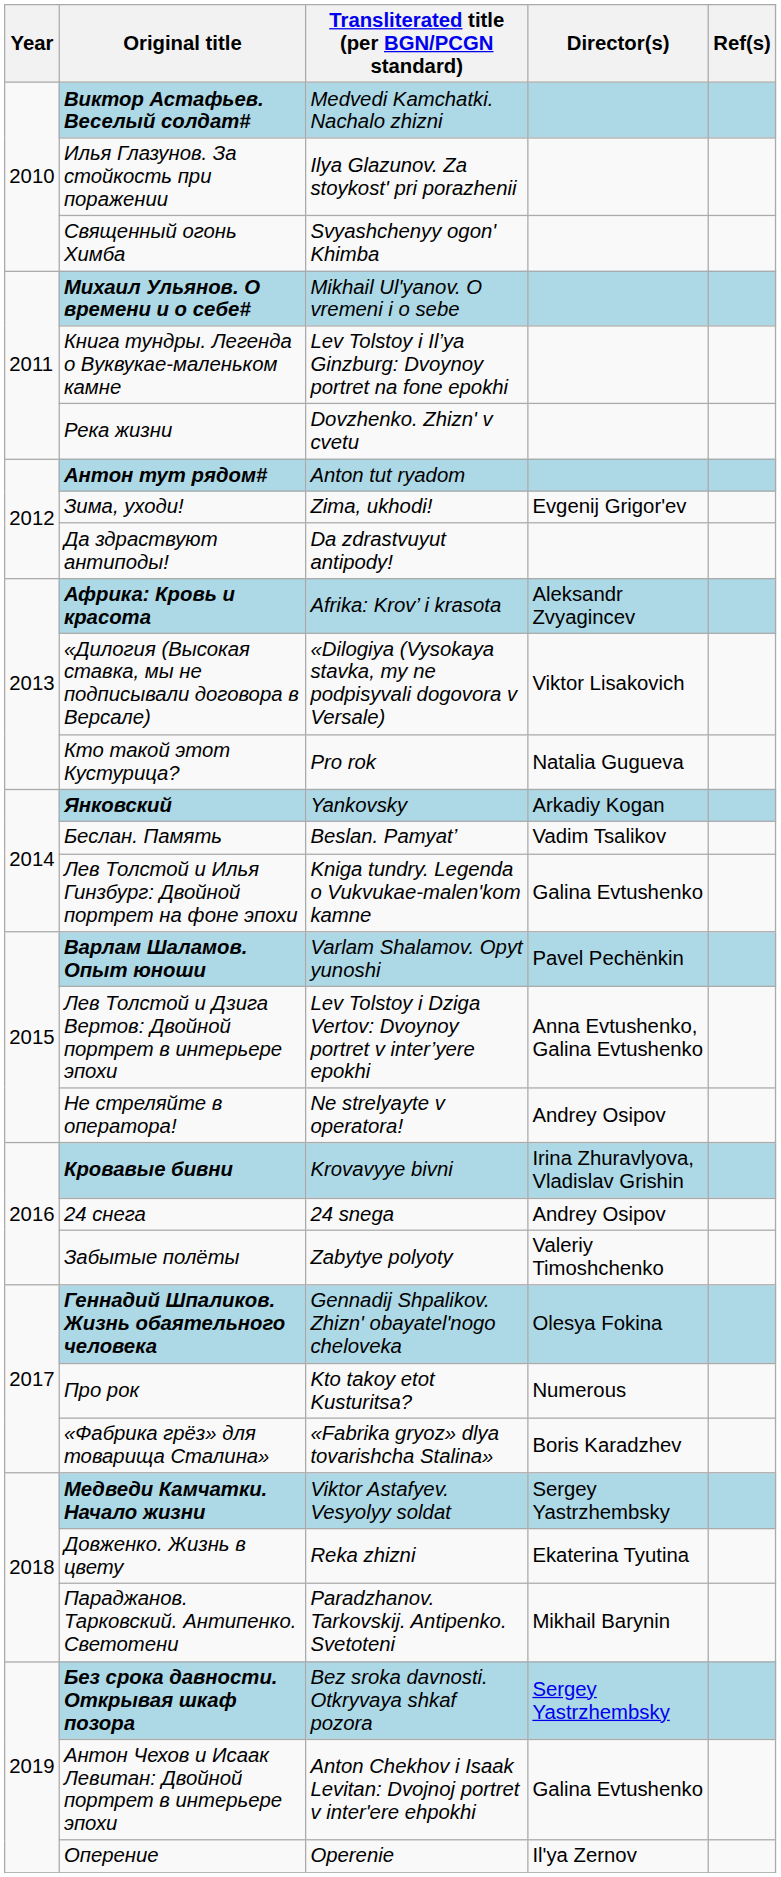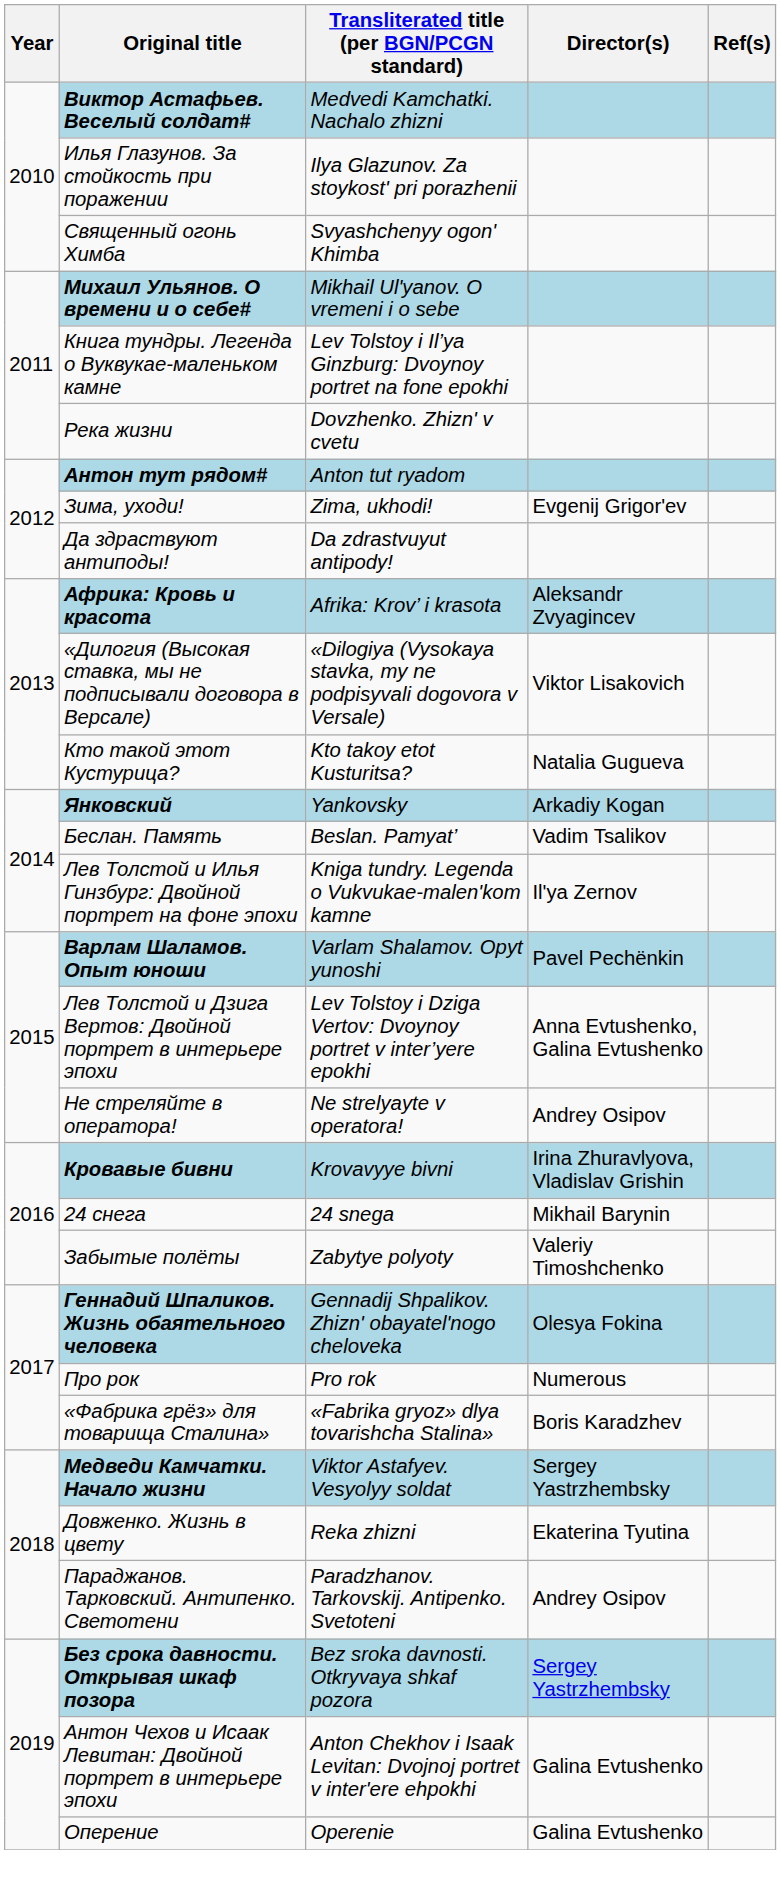(343, 761) Pro rok -> (373, 761) Kto takoy etot Kusturitsa?
(618, 892) Galina Evtushenko -> (585, 892) Il'ya Zernov
(599, 1213) Andrey Osipov -> (601, 1213) Mikhail Barynin
(373, 1390) Kto takoy etot Kusturitsa? -> (343, 1379) Pro rok
(601, 1622) Mikhail Barynin -> (599, 1599) Andrey Osipov
(585, 1856) Il'ya Zernov -> (618, 1833) Galina Evtushenko
